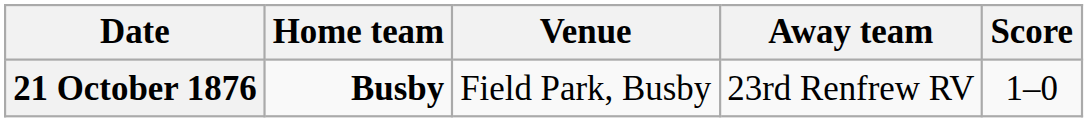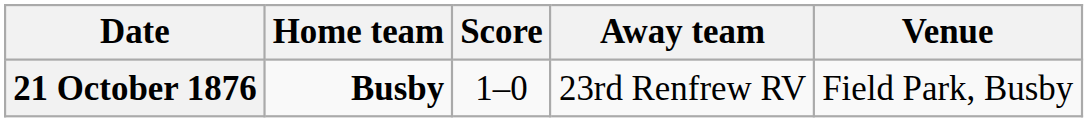columns swapped: (1032, 32) <-> (586, 32)
